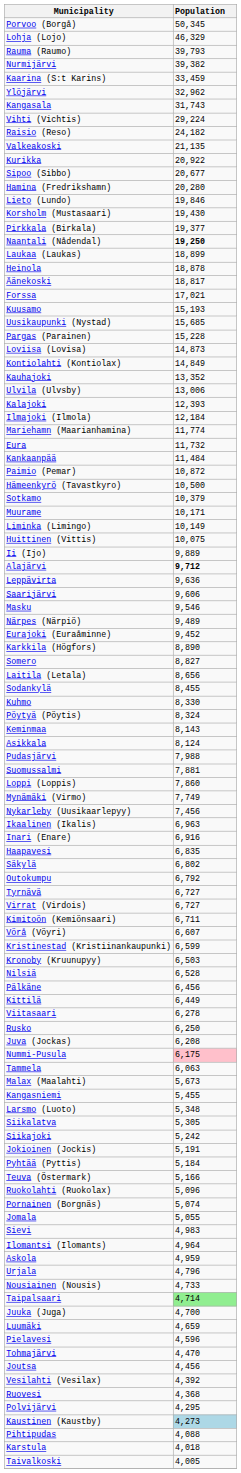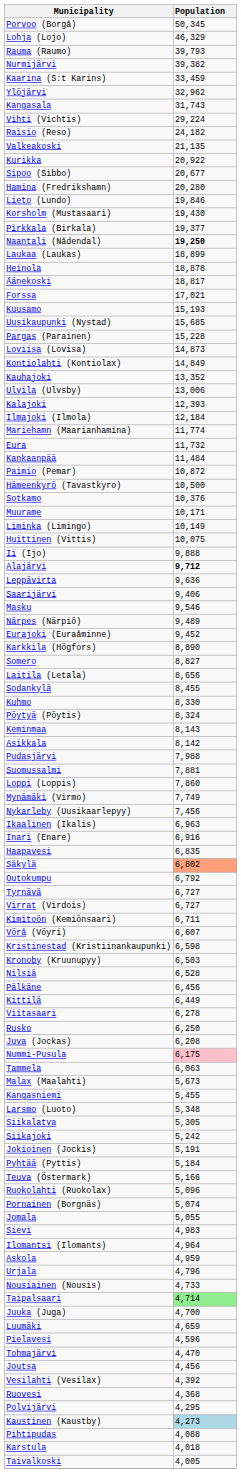(190, 499) 10,379 -> (190, 499) 10,376
(188, 554) 9,889 -> (188, 554) 9,888
(188, 594) 9,606 -> (188, 594) 9,406
(188, 743) 8,124 -> (188, 743) 8,142
(188, 865) no background -> (188, 865) lightsalmon background
(188, 947) 6,599 -> (188, 947) 6,598
